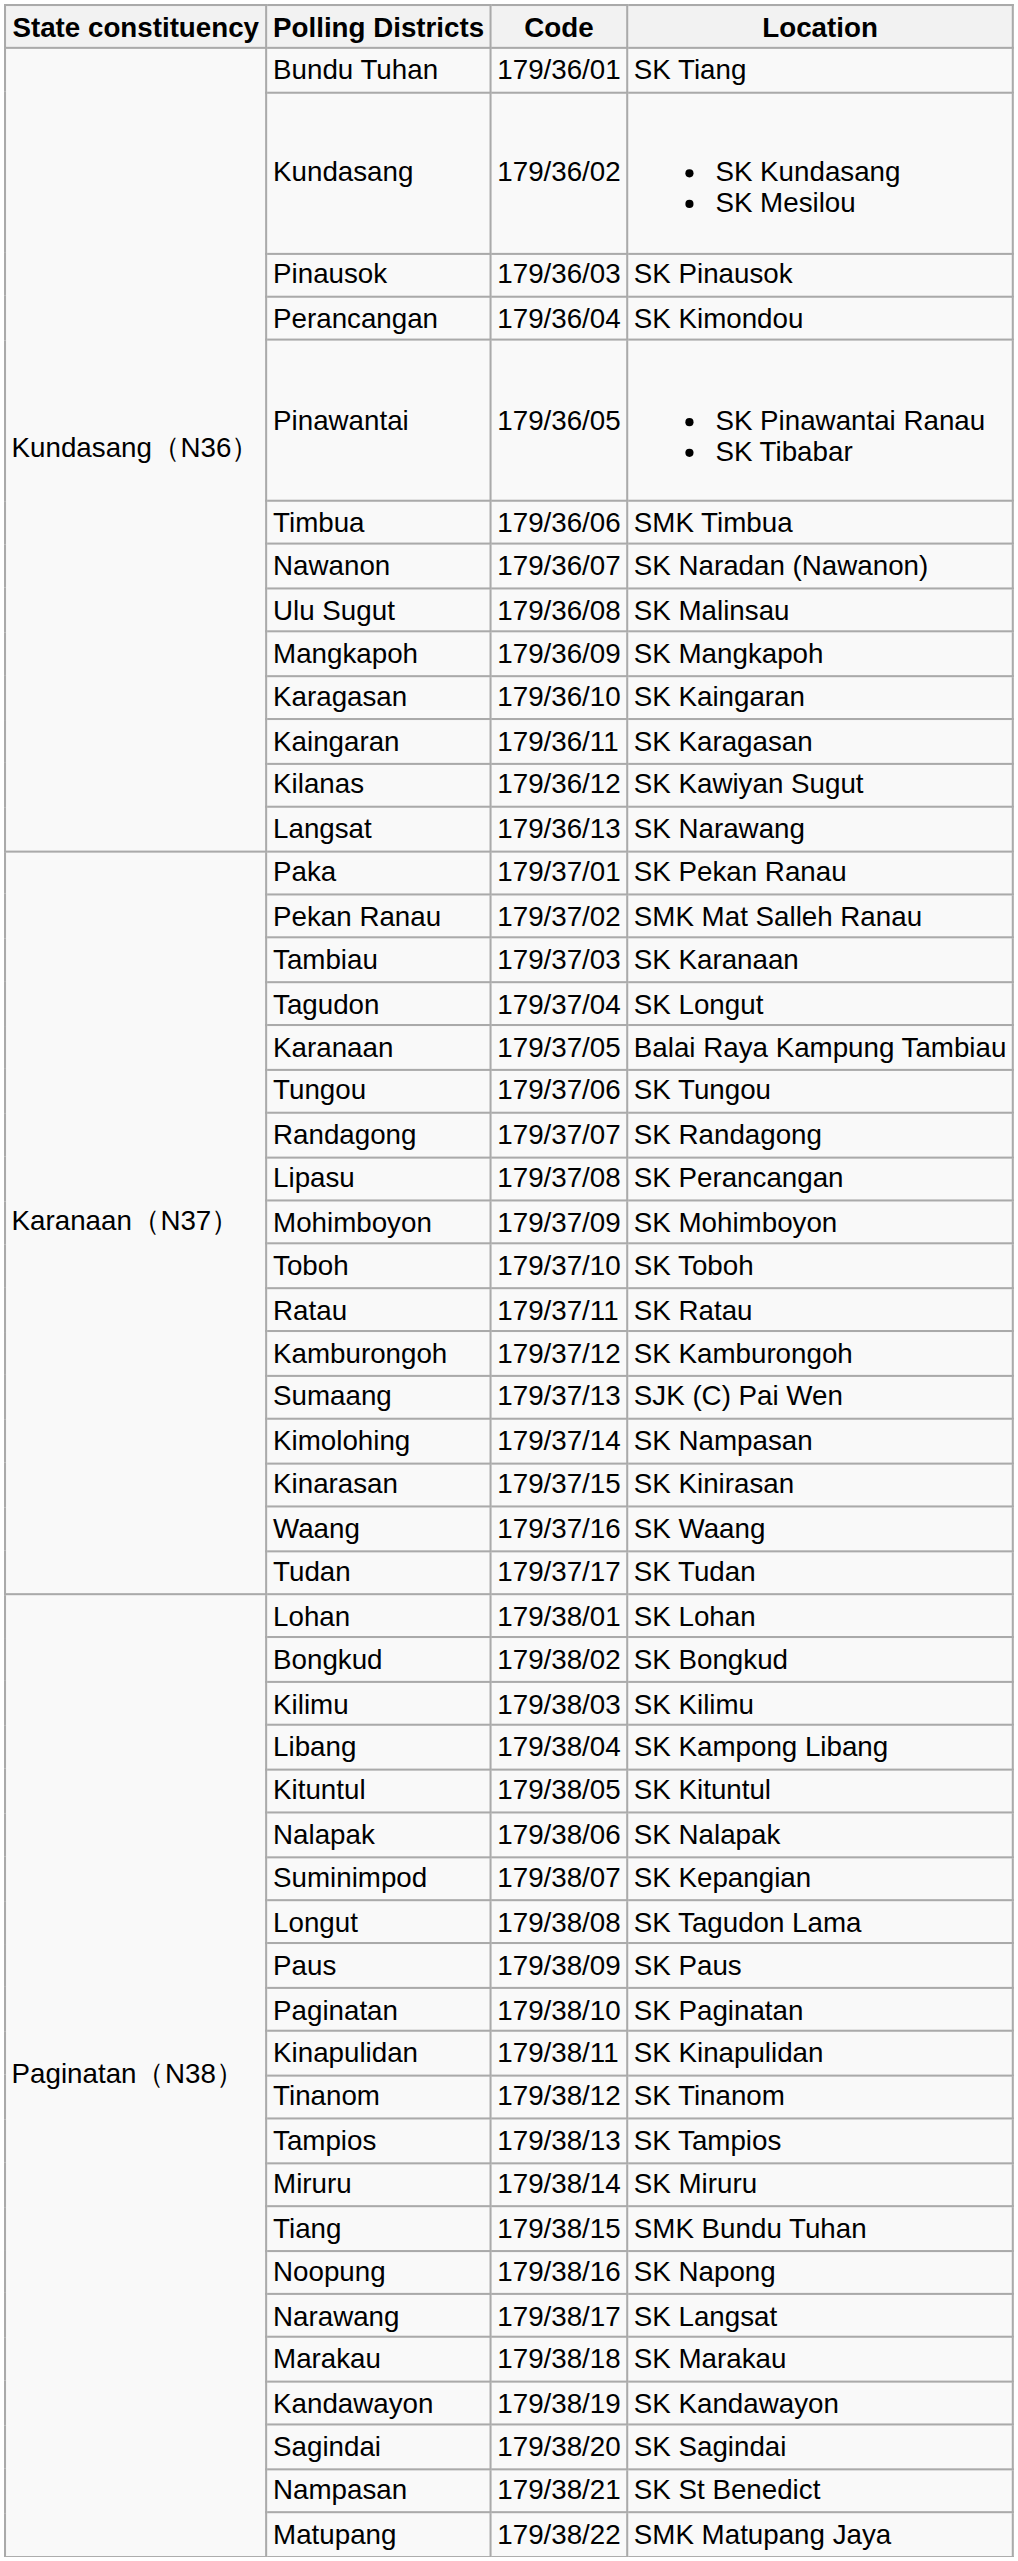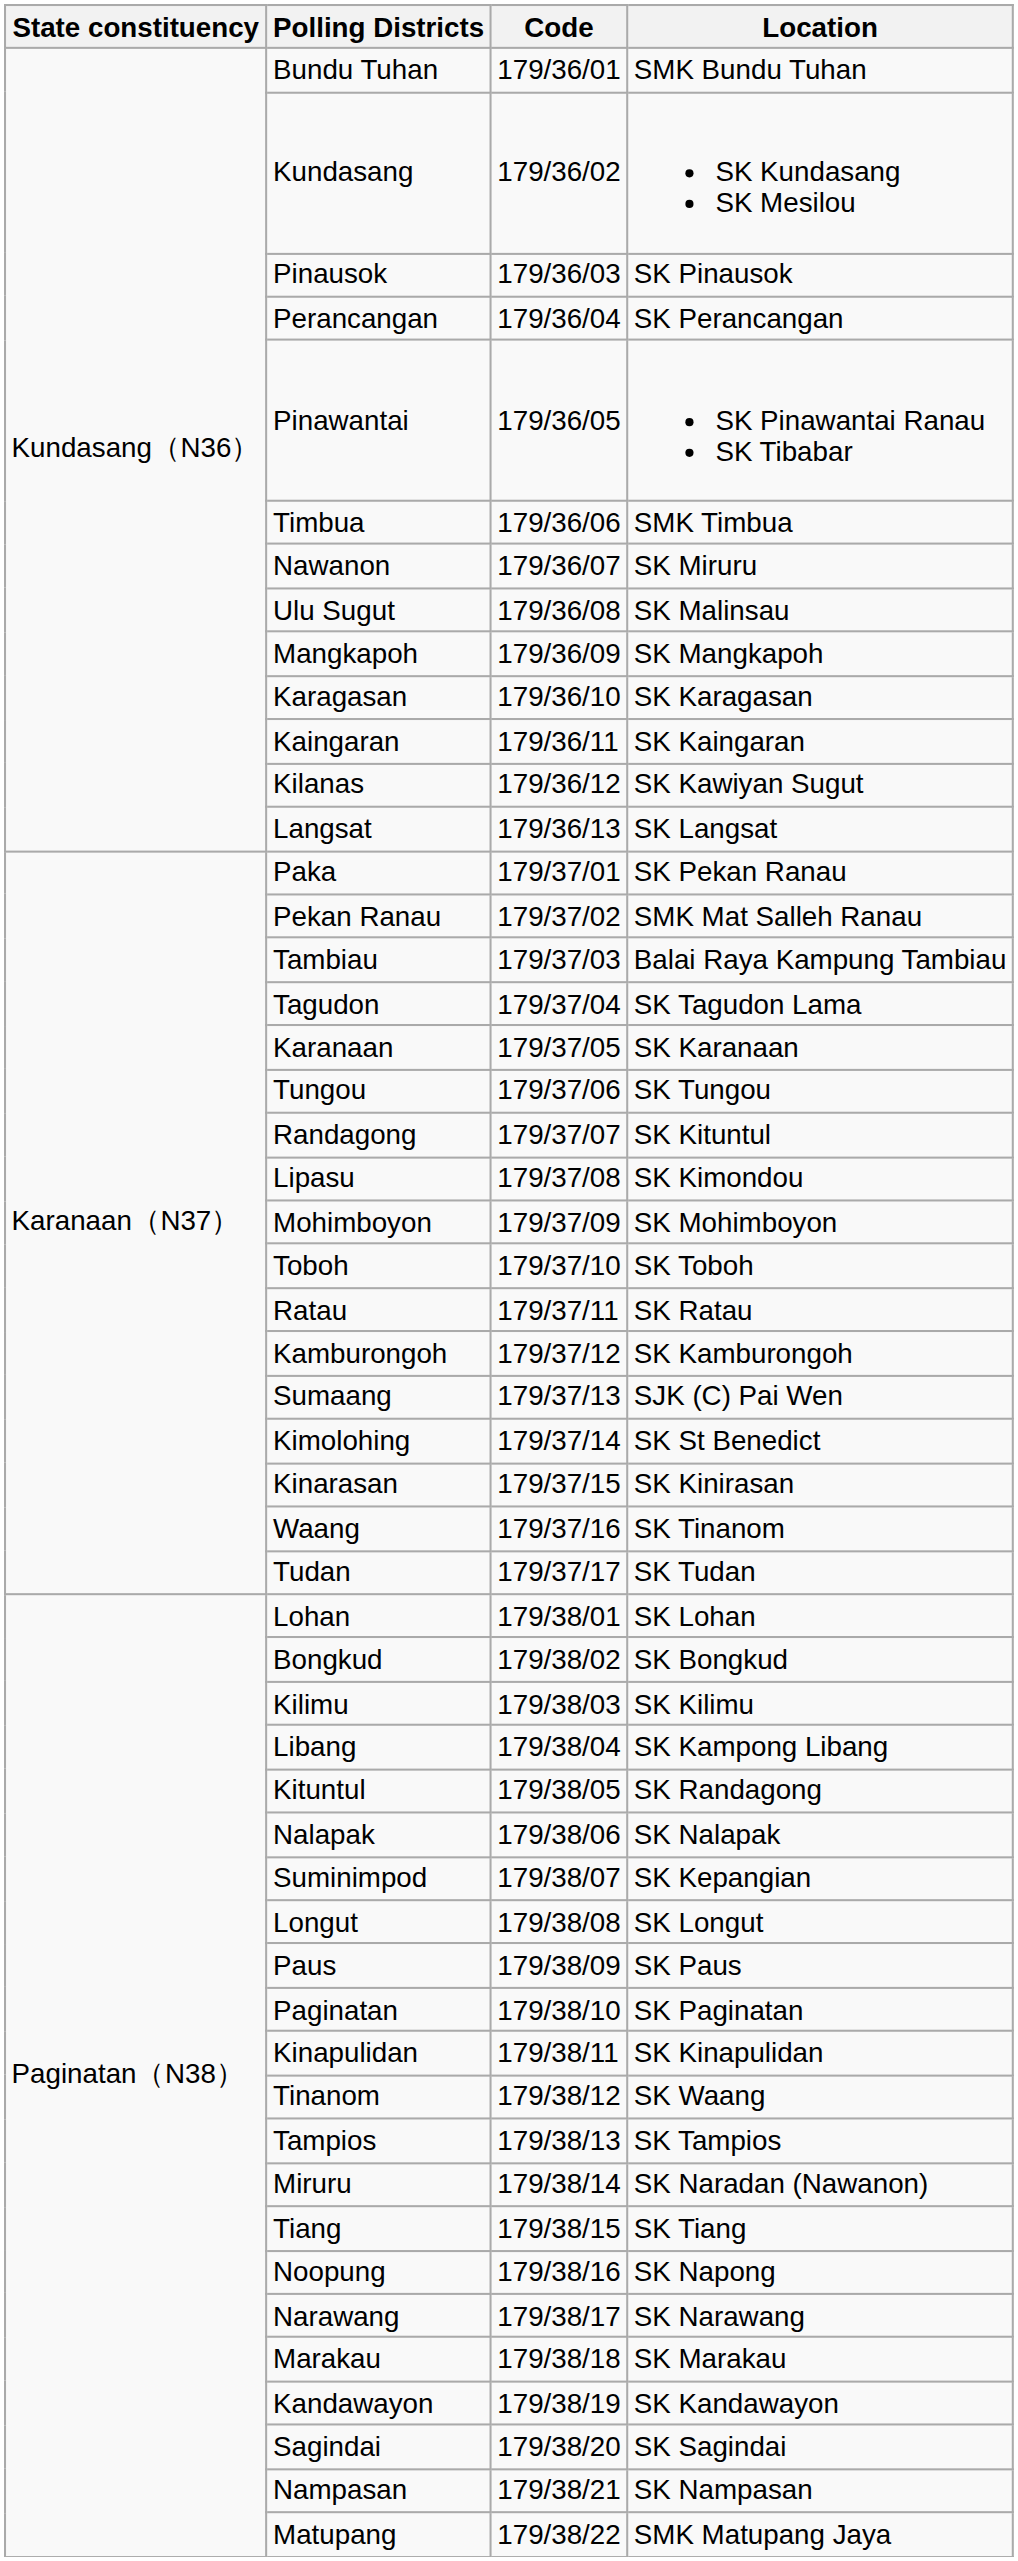(690, 70) SK Tiang -> (750, 70) SMK Bundu Tuhan
(719, 318) SK Kimondou -> (739, 318) SK Perancangan
(781, 566) SK Naradan (Nawanon) -> (695, 566) SK Miruru
(719, 697) SK Kaingaran -> (723, 697) SK Karagasan
(723, 741) SK Karagasan -> (719, 741) SK Kaingaran
(719, 828) SK Narawang -> (706, 828) SK Langsat
(716, 960) SK Karanaan -> (820, 960) Balai Raya Kampung Tambiau
(699, 1003) SK Longut -> (748, 1003) SK Tagudon Lama
(820, 1047) Balai Raya Kampung Tambiau -> (716, 1047) SK Karanaan
(728, 1134) SK Randagong -> (702, 1134) SK Kituntul
(739, 1178) SK Perancangan -> (719, 1178) SK Kimondou
(723, 1441) SK Nampasan -> (727, 1441) SK St Benedict
(700, 1528) SK Waang -> (709, 1528) SK Tinanom
(702, 1790) SK Kituntul -> (728, 1790) SK Randagong
(748, 1922) SK Tagudon Lama -> (699, 1922) SK Longut
(709, 2097) SK Tinanom -> (700, 2097) SK Waang
(695, 2184) SK Miruru -> (781, 2184) SK Naradan (Nawanon)
(750, 2228) SMK Bundu Tuhan -> (690, 2228) SK Tiang
(706, 2315) SK Langsat -> (719, 2315) SK Narawang
(727, 2490) SK St Benedict -> (723, 2490) SK Nampasan
